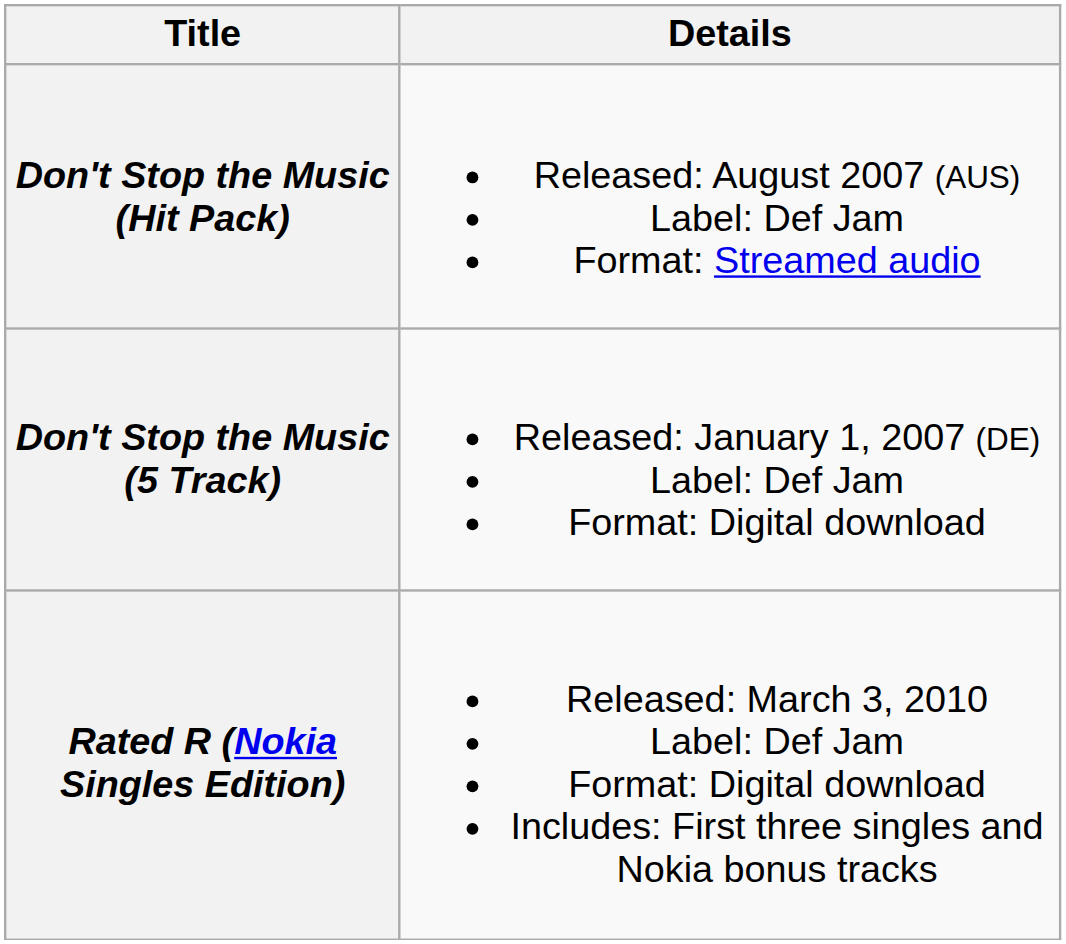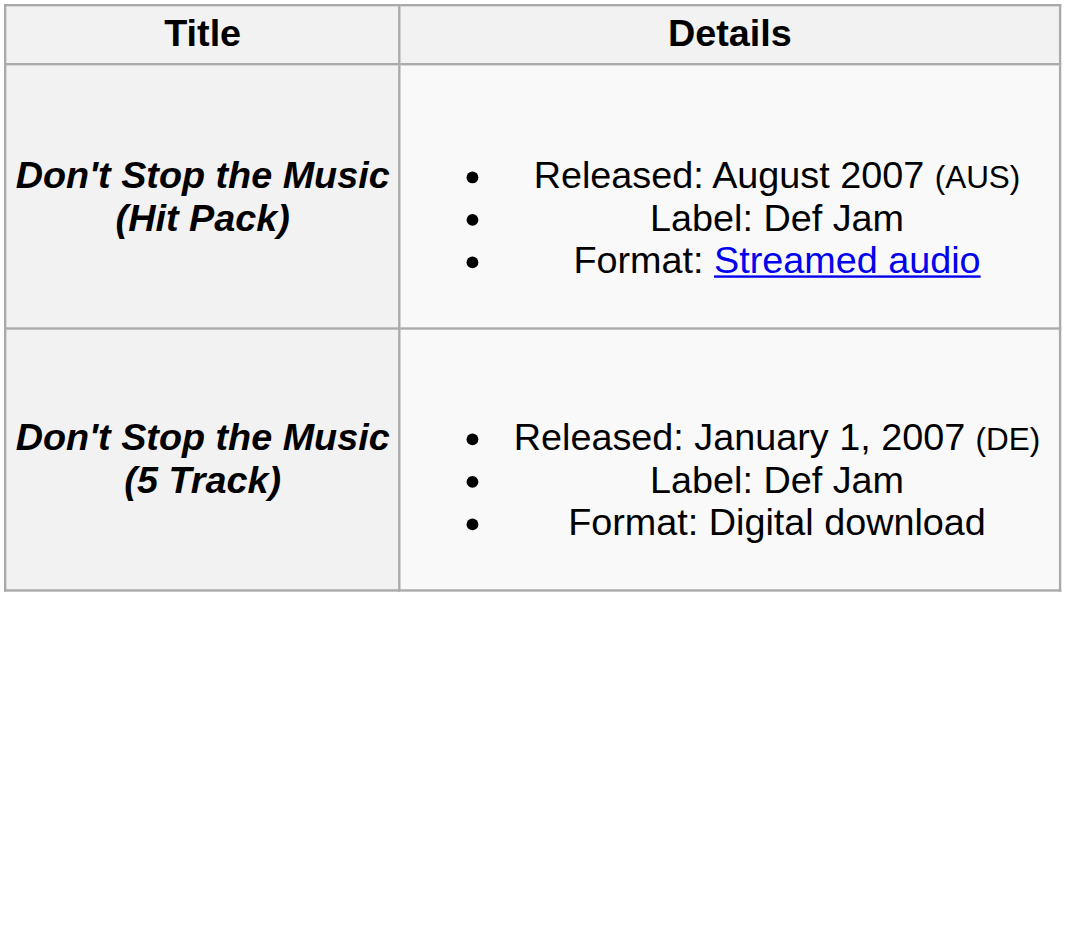- row: (203, 763)
